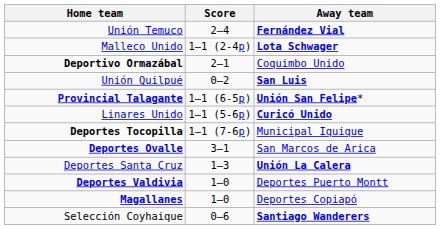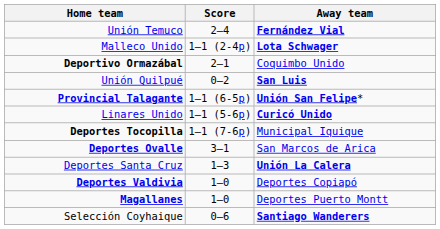(323, 182) Deportes Puerto Montt -> (307, 182) Deportes Copiapó
(307, 199) Deportes Copiapó -> (323, 199) Deportes Puerto Montt
